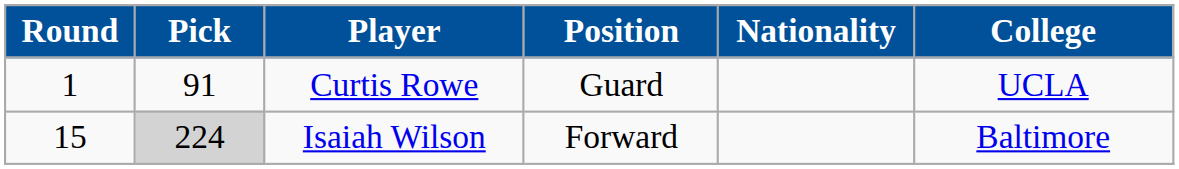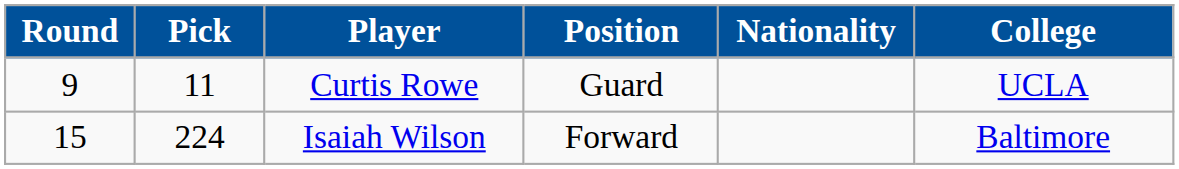(70, 84) 1 -> (70, 84) 9
(200, 84) 91 -> (200, 84) 11
(200, 137) lightgrey background -> (200, 137) no background
